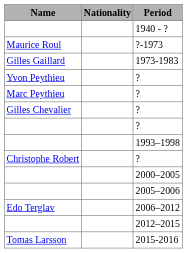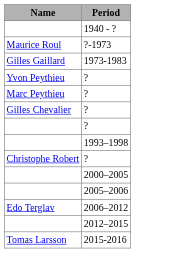- column: (107, 12)
